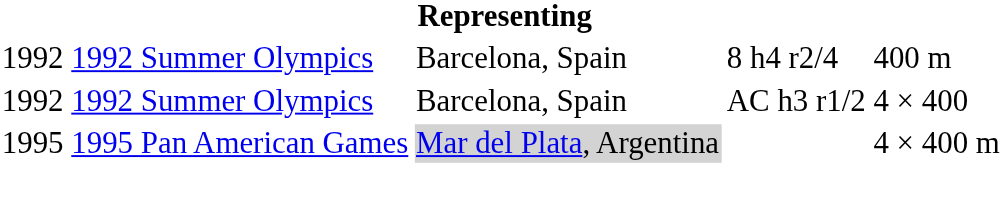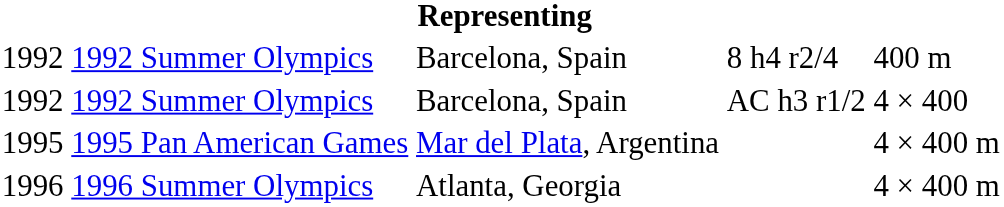(568, 143) lightgrey background -> (568, 143) no background
+ row: (33, 185)
